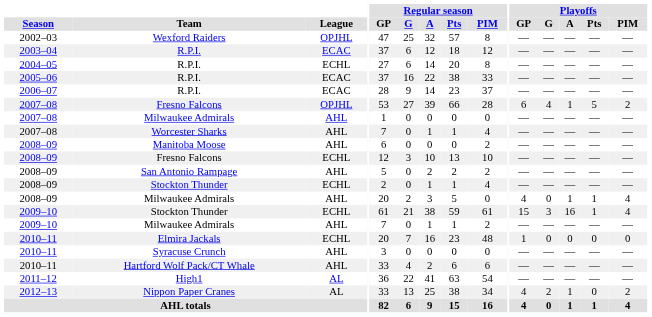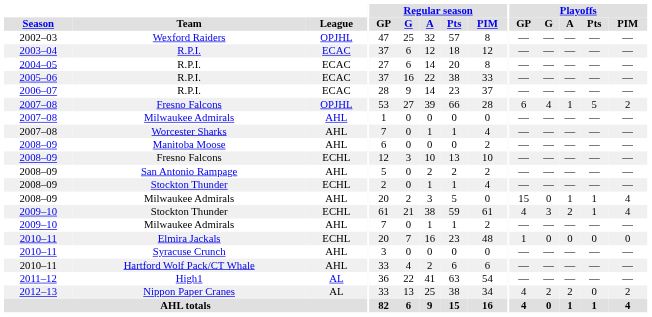(336, 64) ECHL -> (336, 64) ECAC
(524, 198) 4 -> (524, 198) 15
(524, 211) 15 -> (524, 211) 4
(570, 211) 16 -> (570, 211) 2
(570, 292) 1 -> (570, 292) 2
